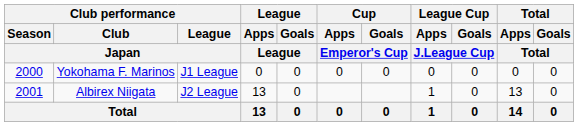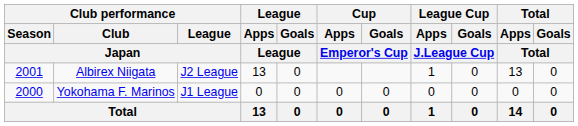rows swapped: (116, 72) <-> (116, 92)
